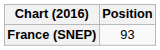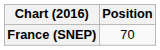(127, 34) 93 -> (127, 34) 70
